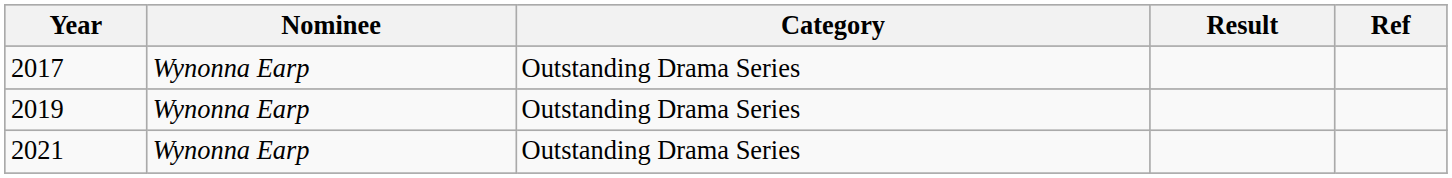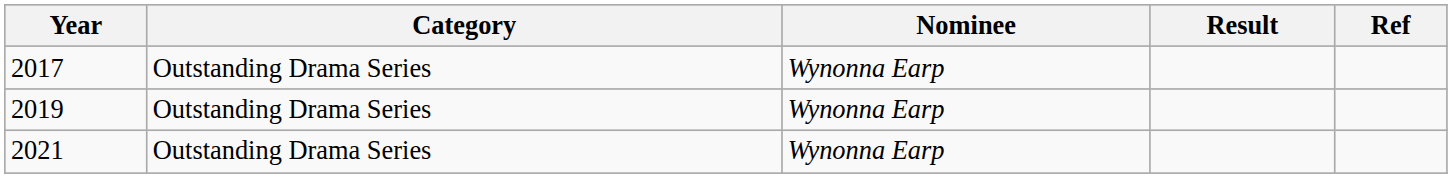columns swapped: (833, 25) <-> (331, 25)
